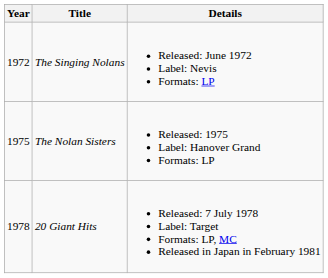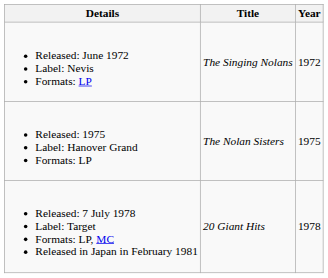columns swapped: (18, 13) <-> (225, 13)
